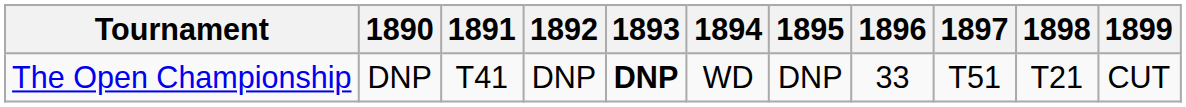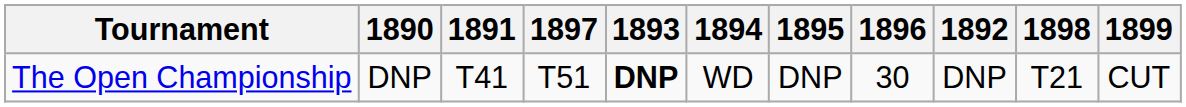columns swapped: (564, 29) <-> (975, 29)
(892, 78) 33 -> (892, 78) 30
